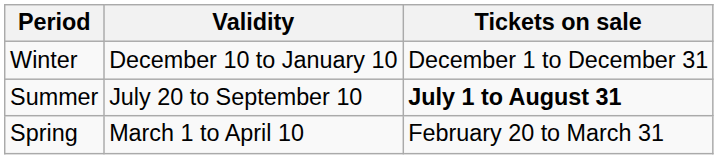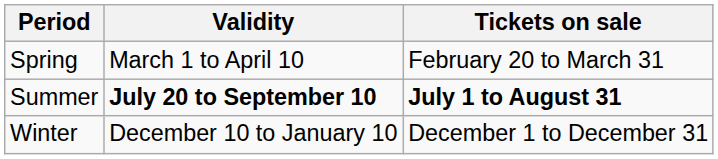rows swapped: (44, 134) <-> (44, 60)
(236, 97) normal -> (243, 97) bold
